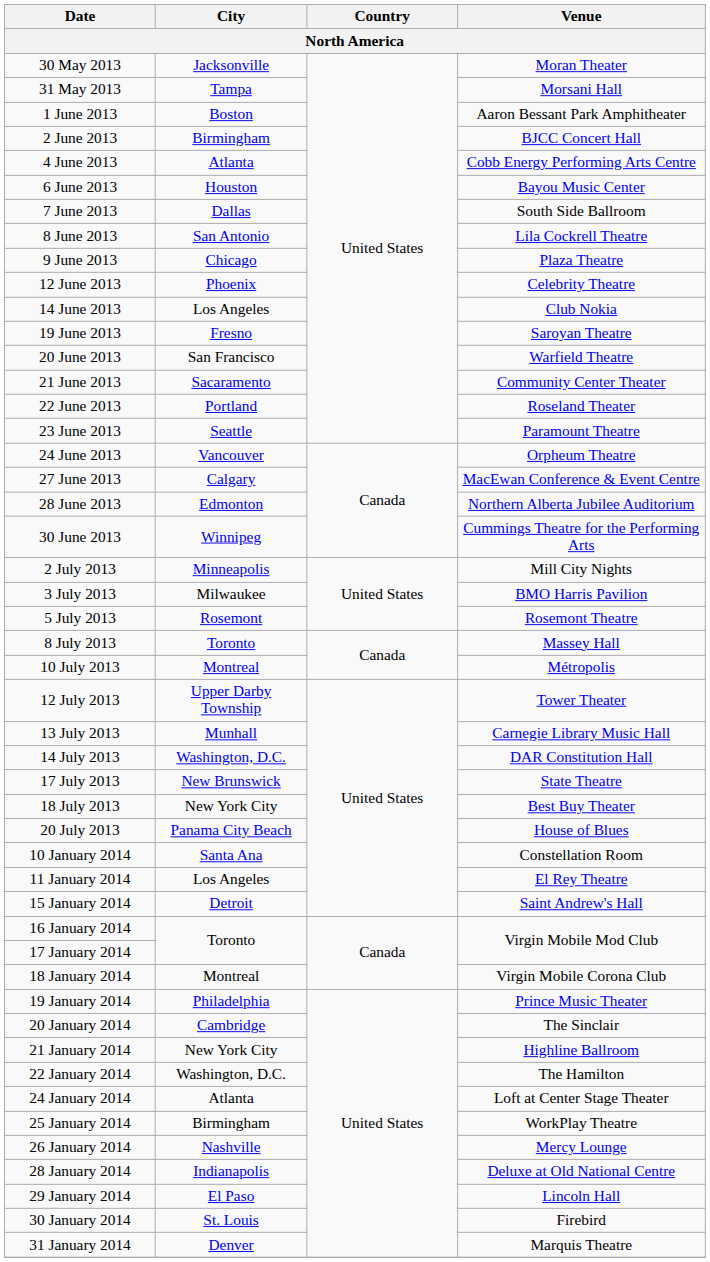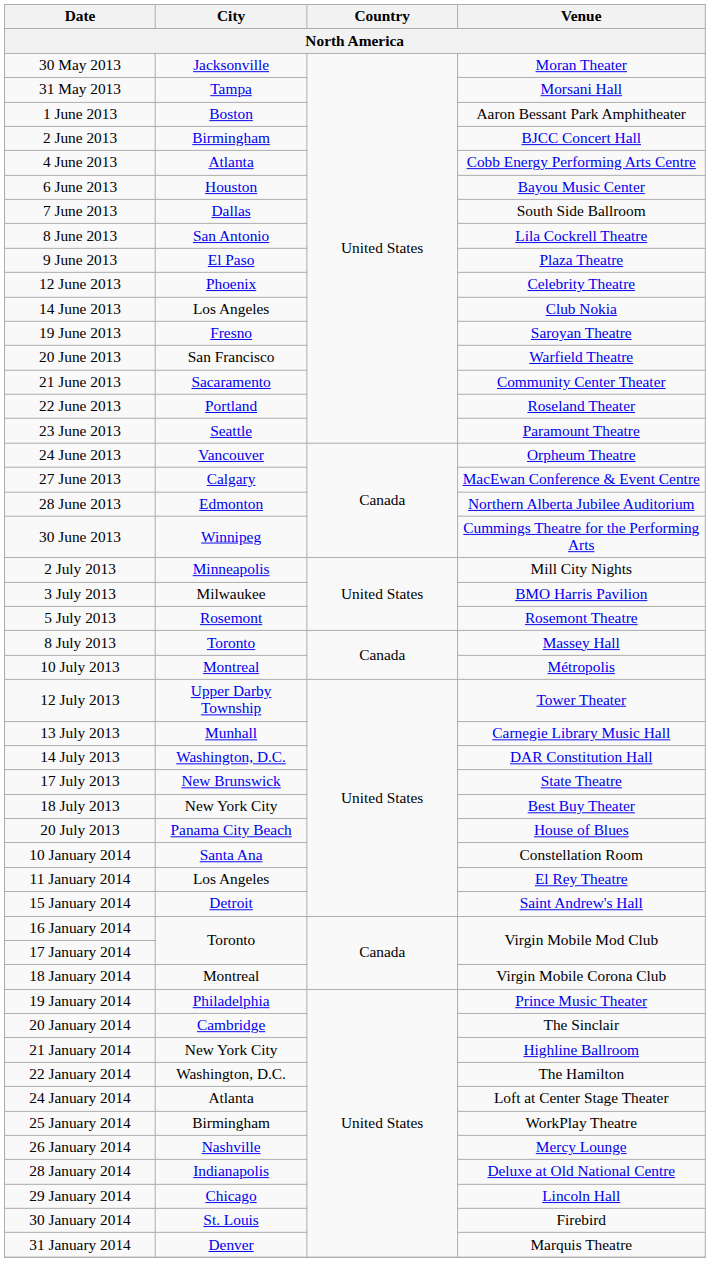(231, 260) Chicago -> (231, 260) El Paso
(231, 1196) El Paso -> (231, 1196) Chicago
